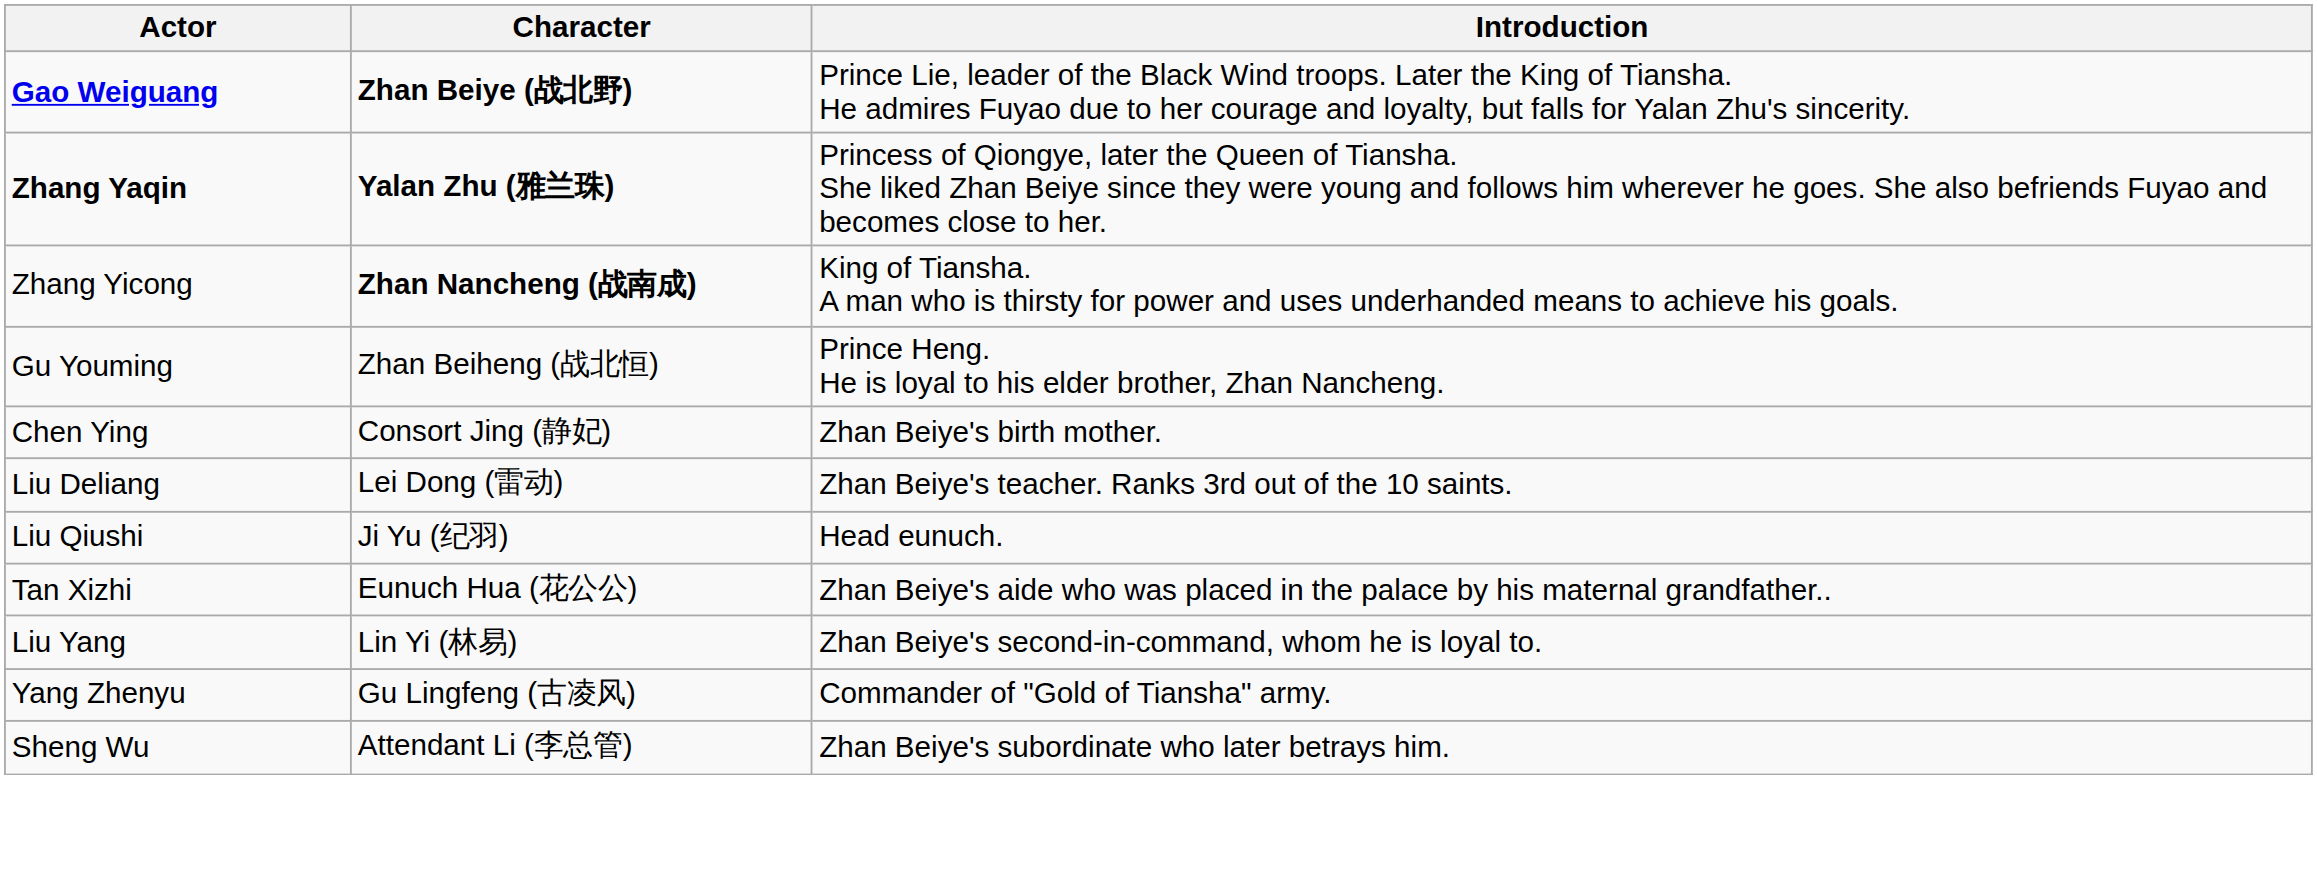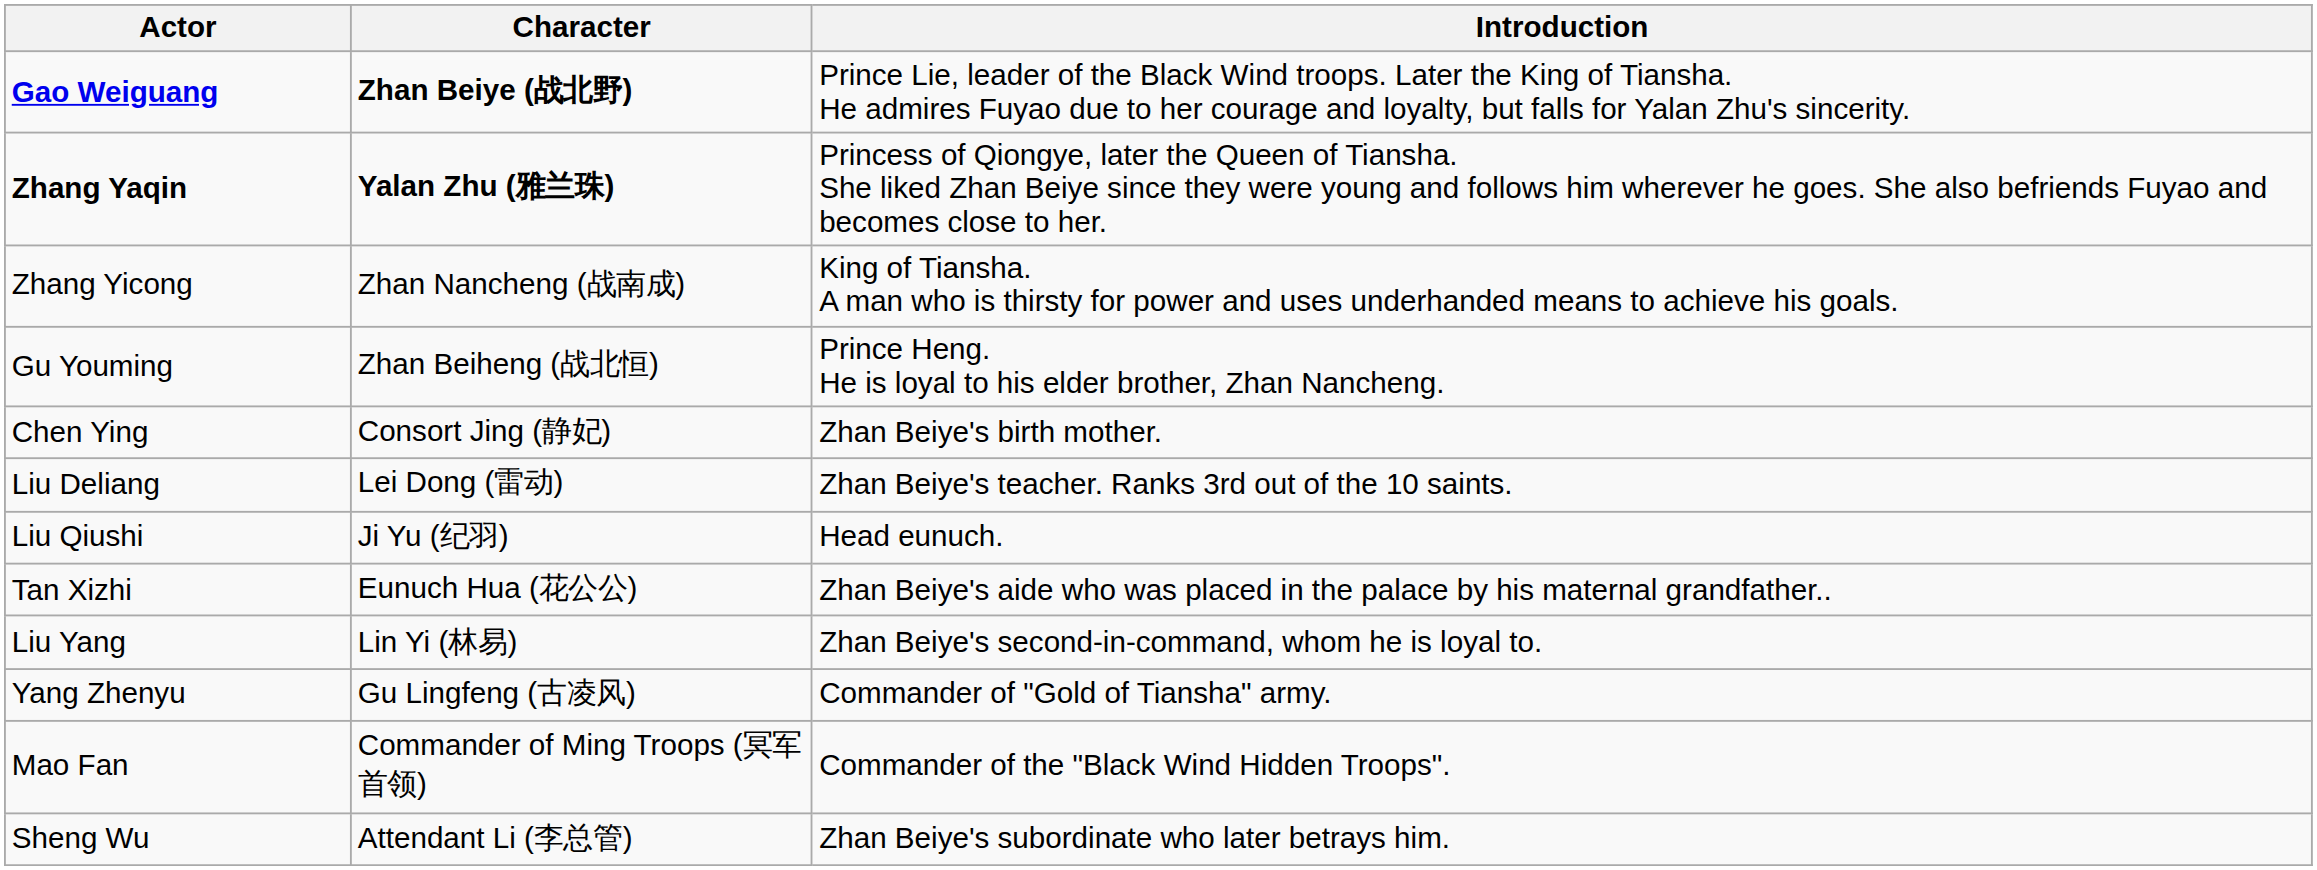(527, 284) bold -> (521, 284) normal
+ row: (70, 766)
